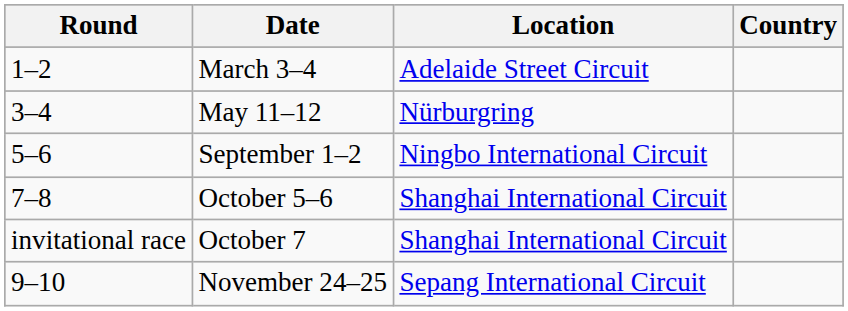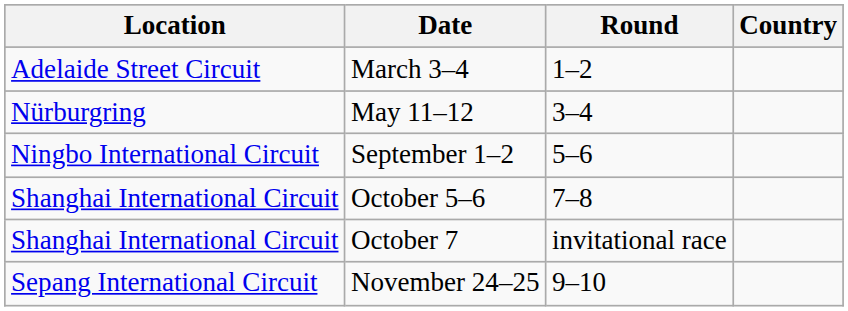columns swapped: (99, 25) <-> (563, 25)
